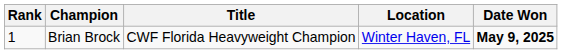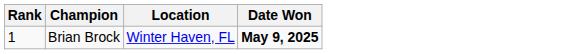- column: (241, 15)
